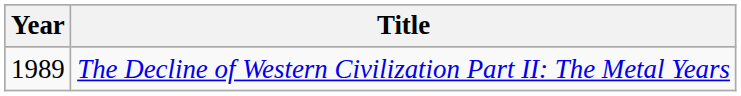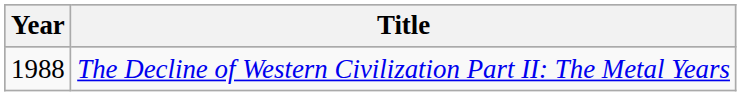(38, 68) 1989 -> (38, 68) 1988
